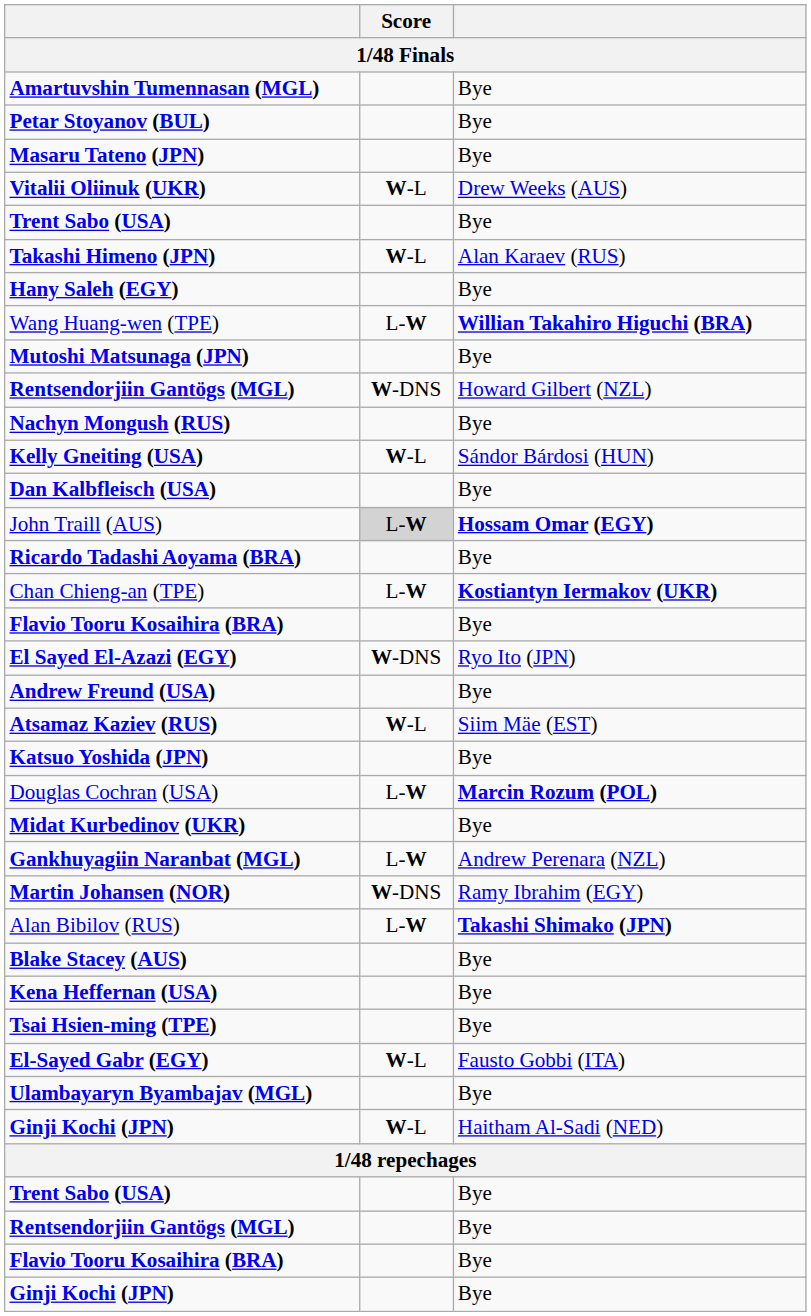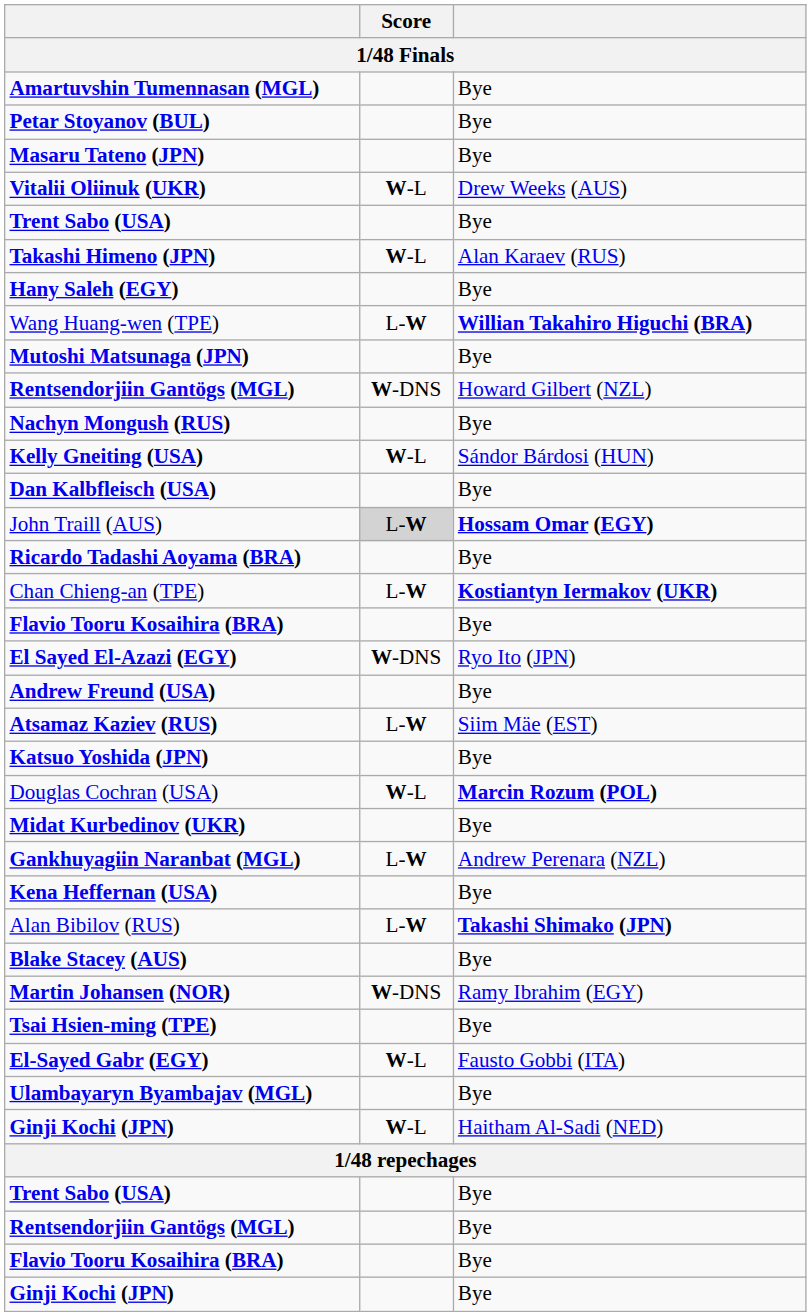(406, 724) W-L -> (406, 724) L-W
(406, 791) L-W -> (406, 791) W-L
rows swapped: (113, 992) <-> (120, 892)
